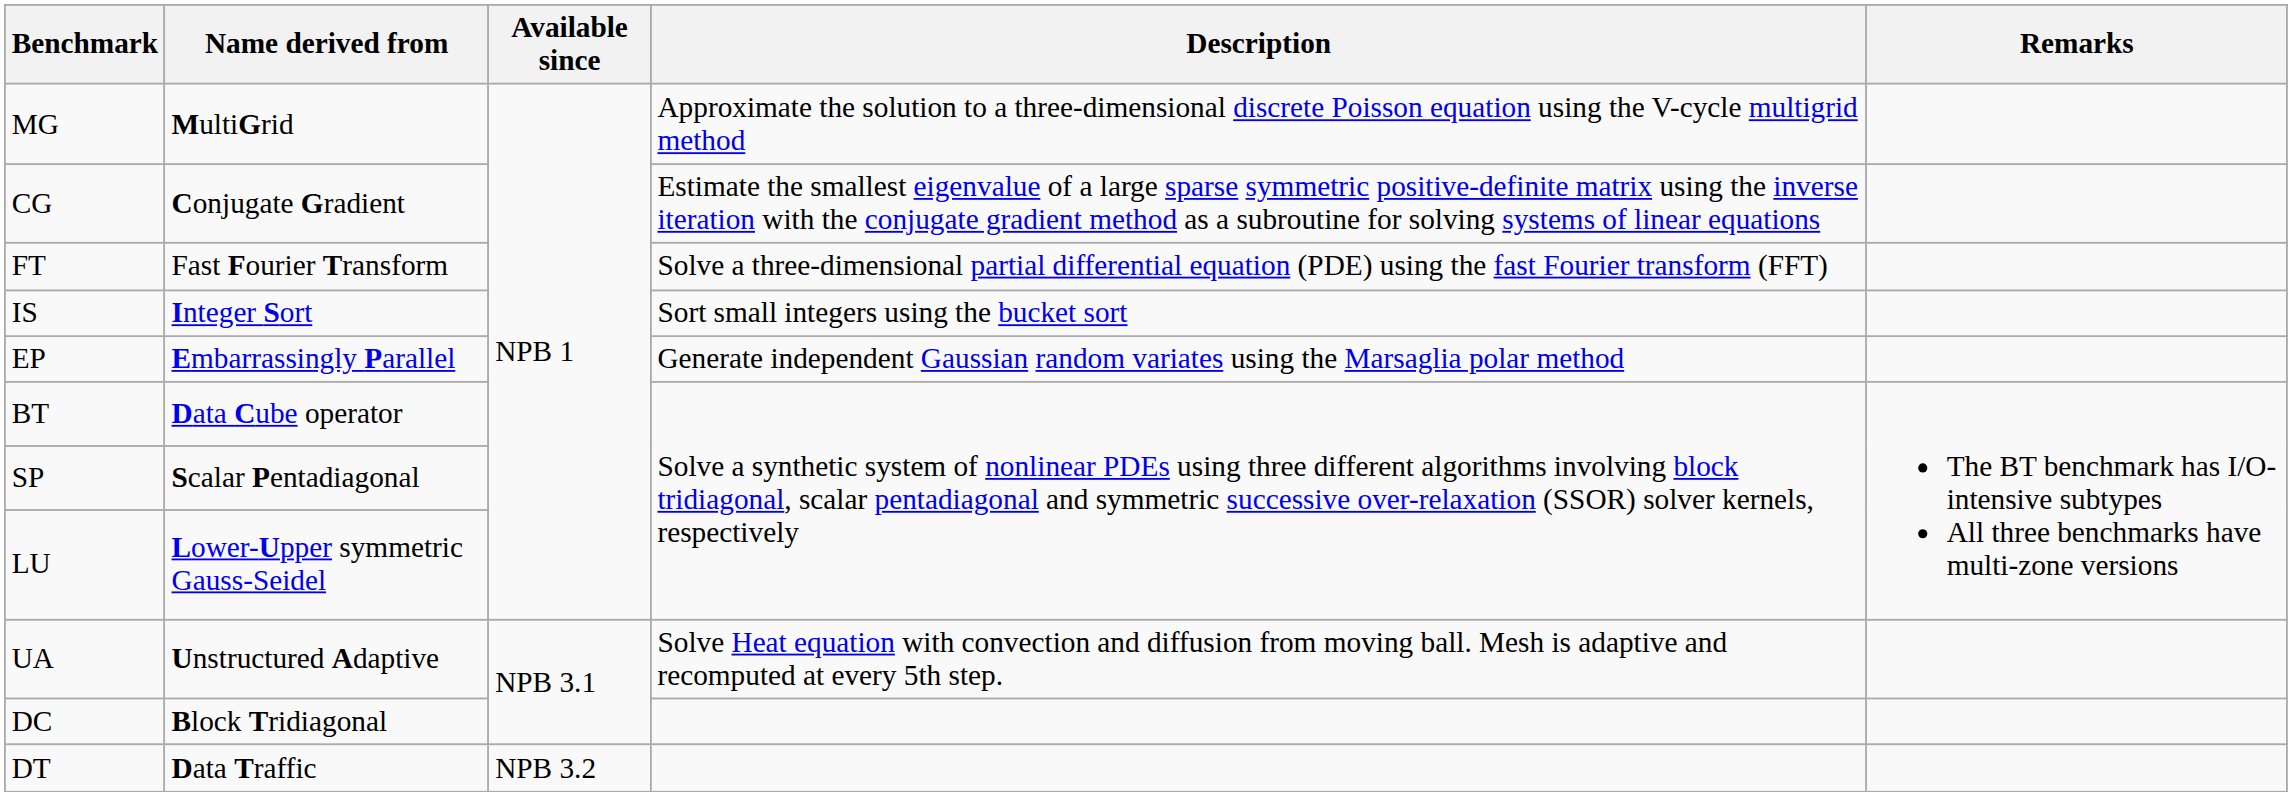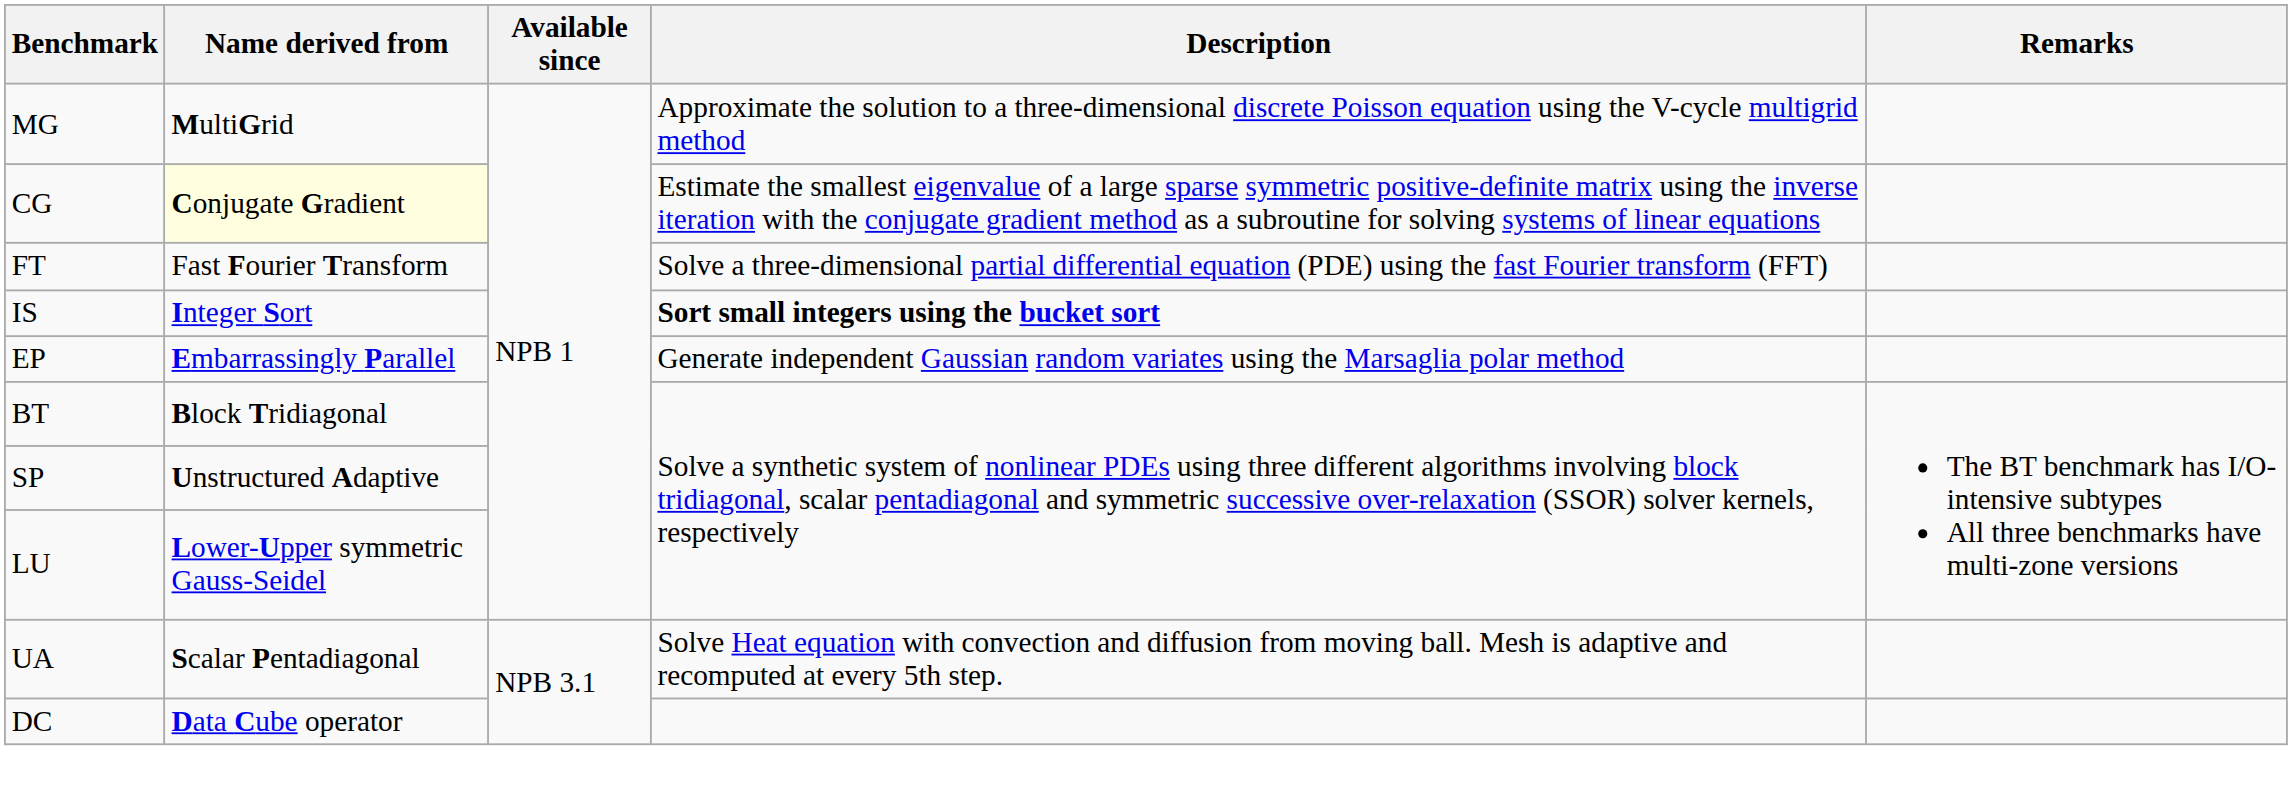(288, 202) no background -> (288, 202) lightyellow background
(892, 312) normal -> (909, 312) bold
(287, 413) Data Cube operator -> (279, 413) Block Tridiagonal
(296, 477) Scalar Pentadiagonal -> (305, 477) Unstructured Adaptive
(305, 658) Unstructured Adaptive -> (296, 658) Scalar Pentadiagonal
(279, 721) Block Tridiagonal -> (287, 721) Data Cube operator
- row: (31, 767)
